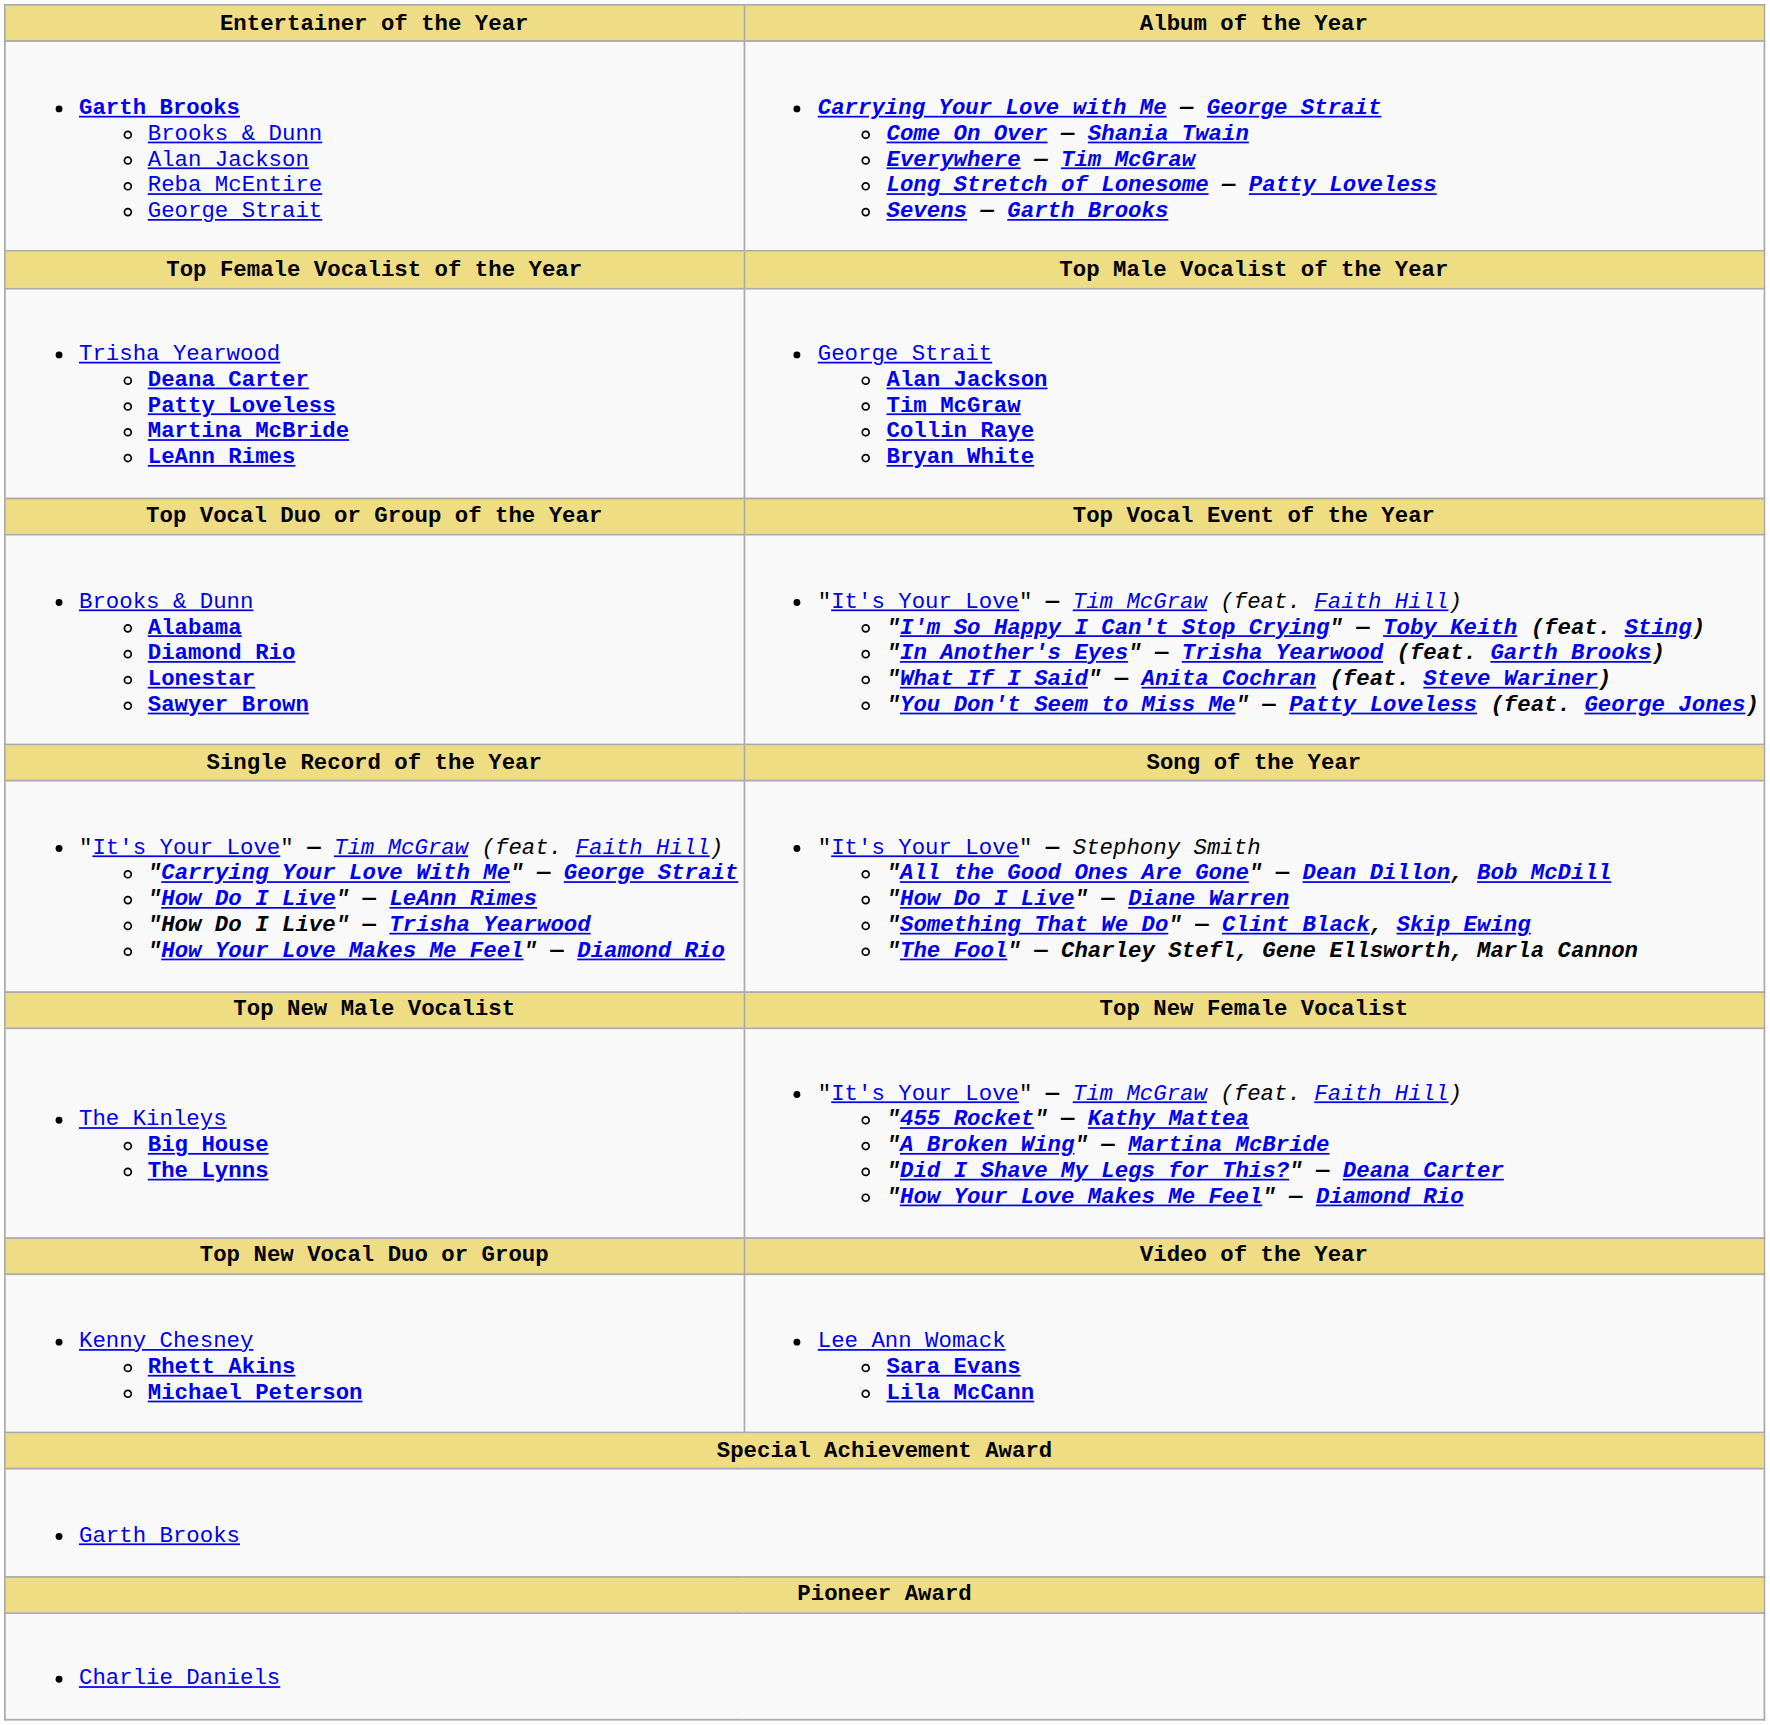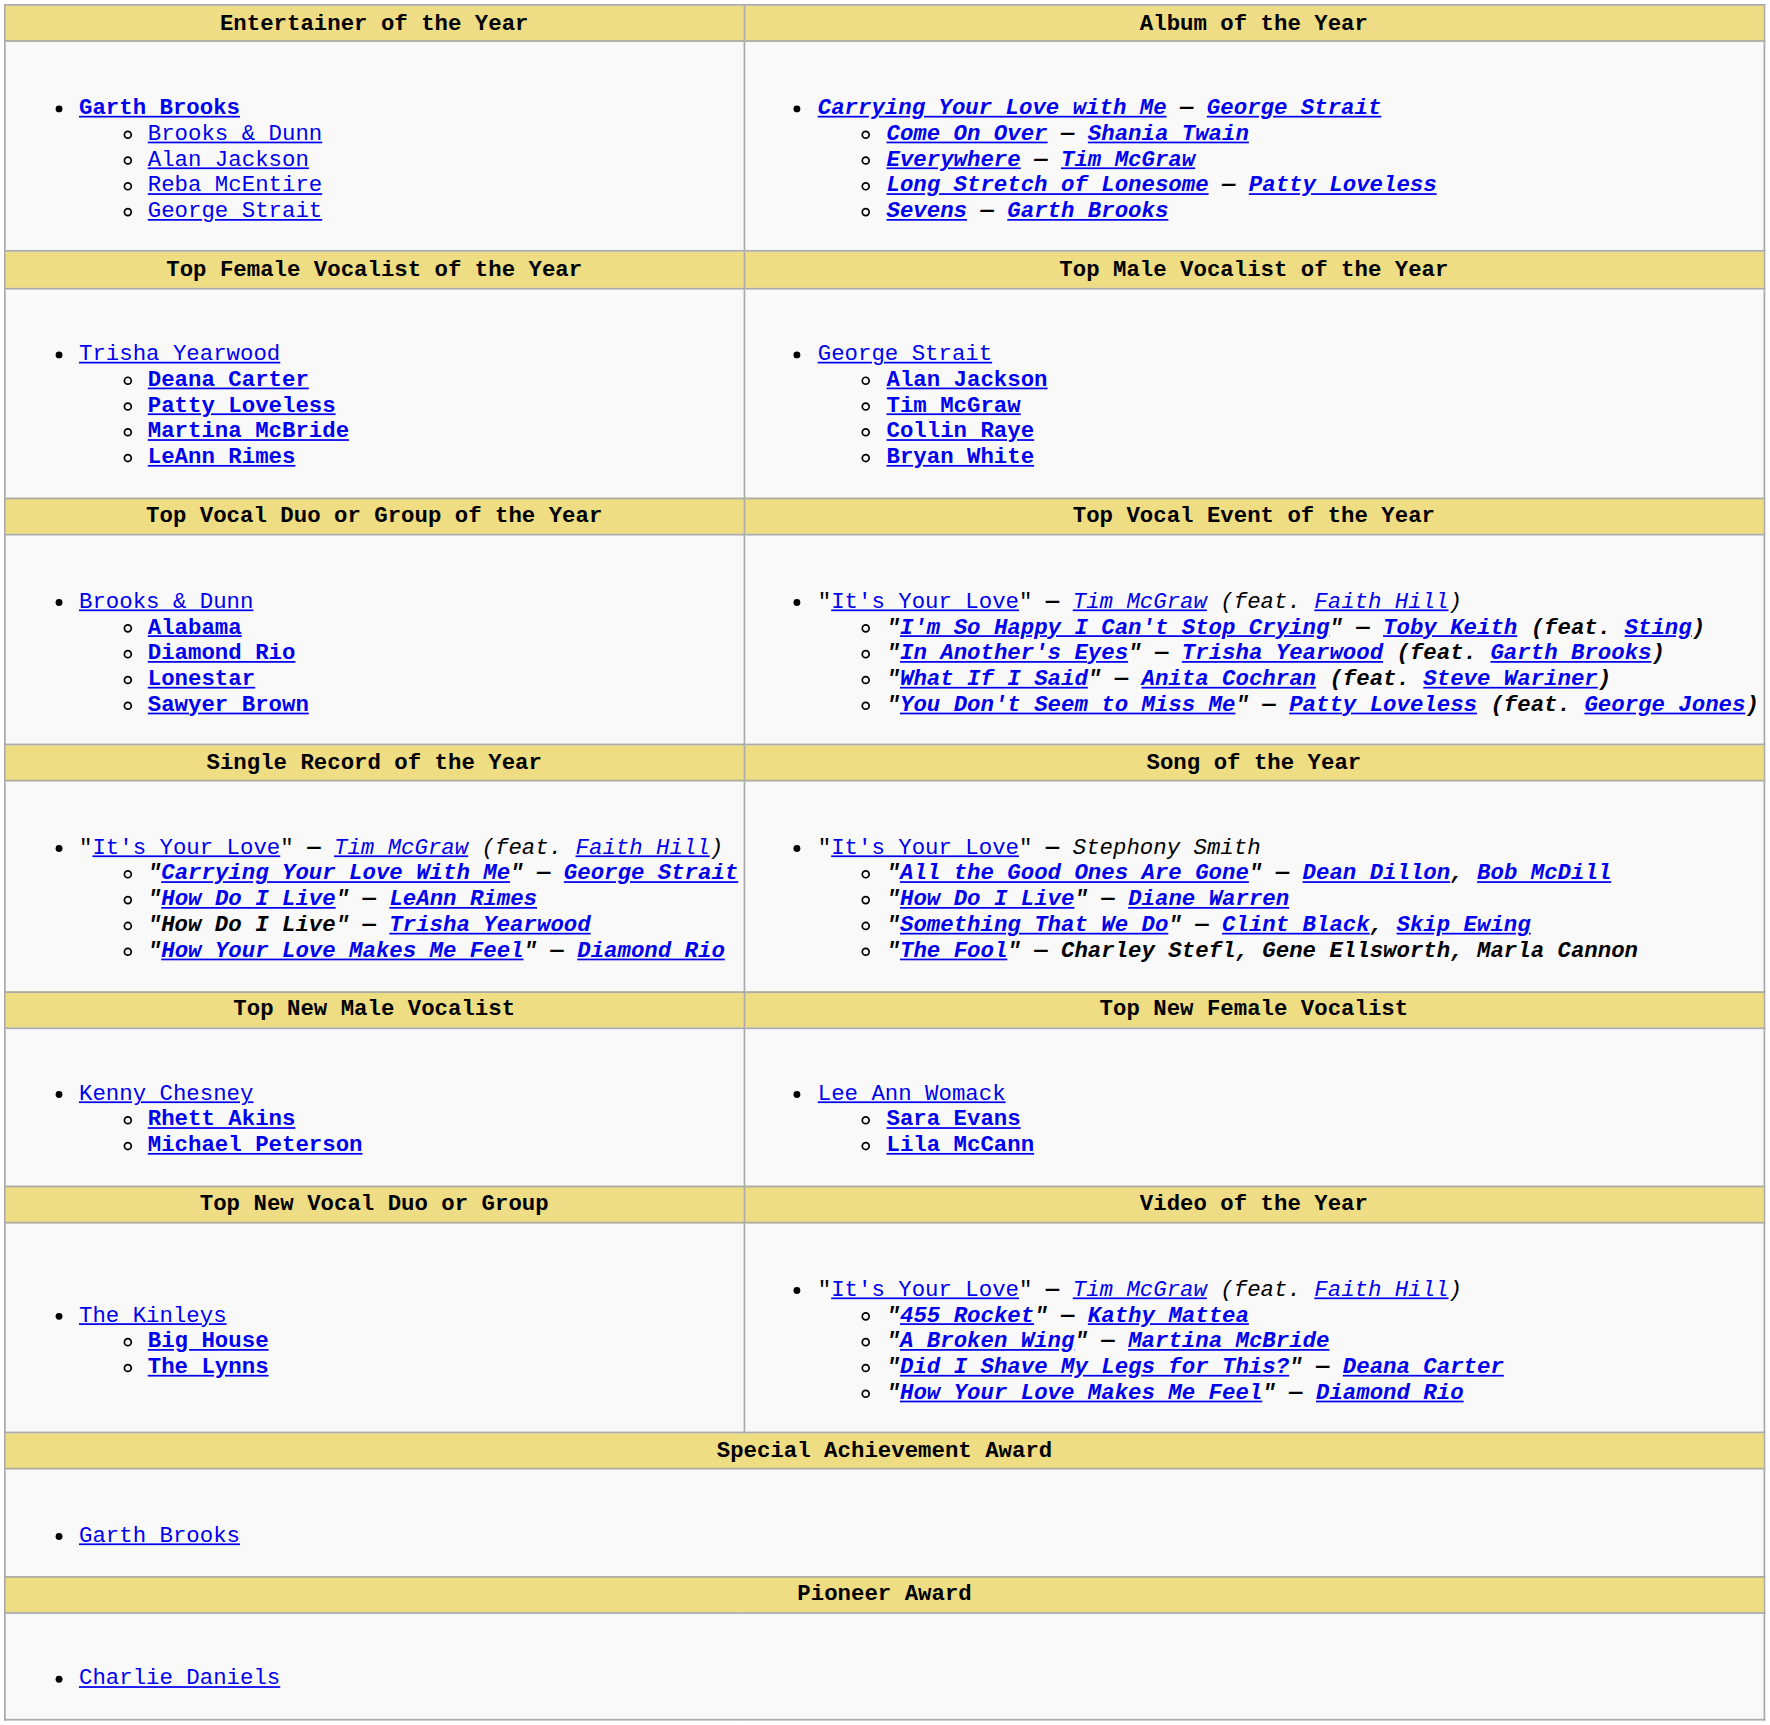rows swapped: (374, 1367) <-> (374, 1146)
